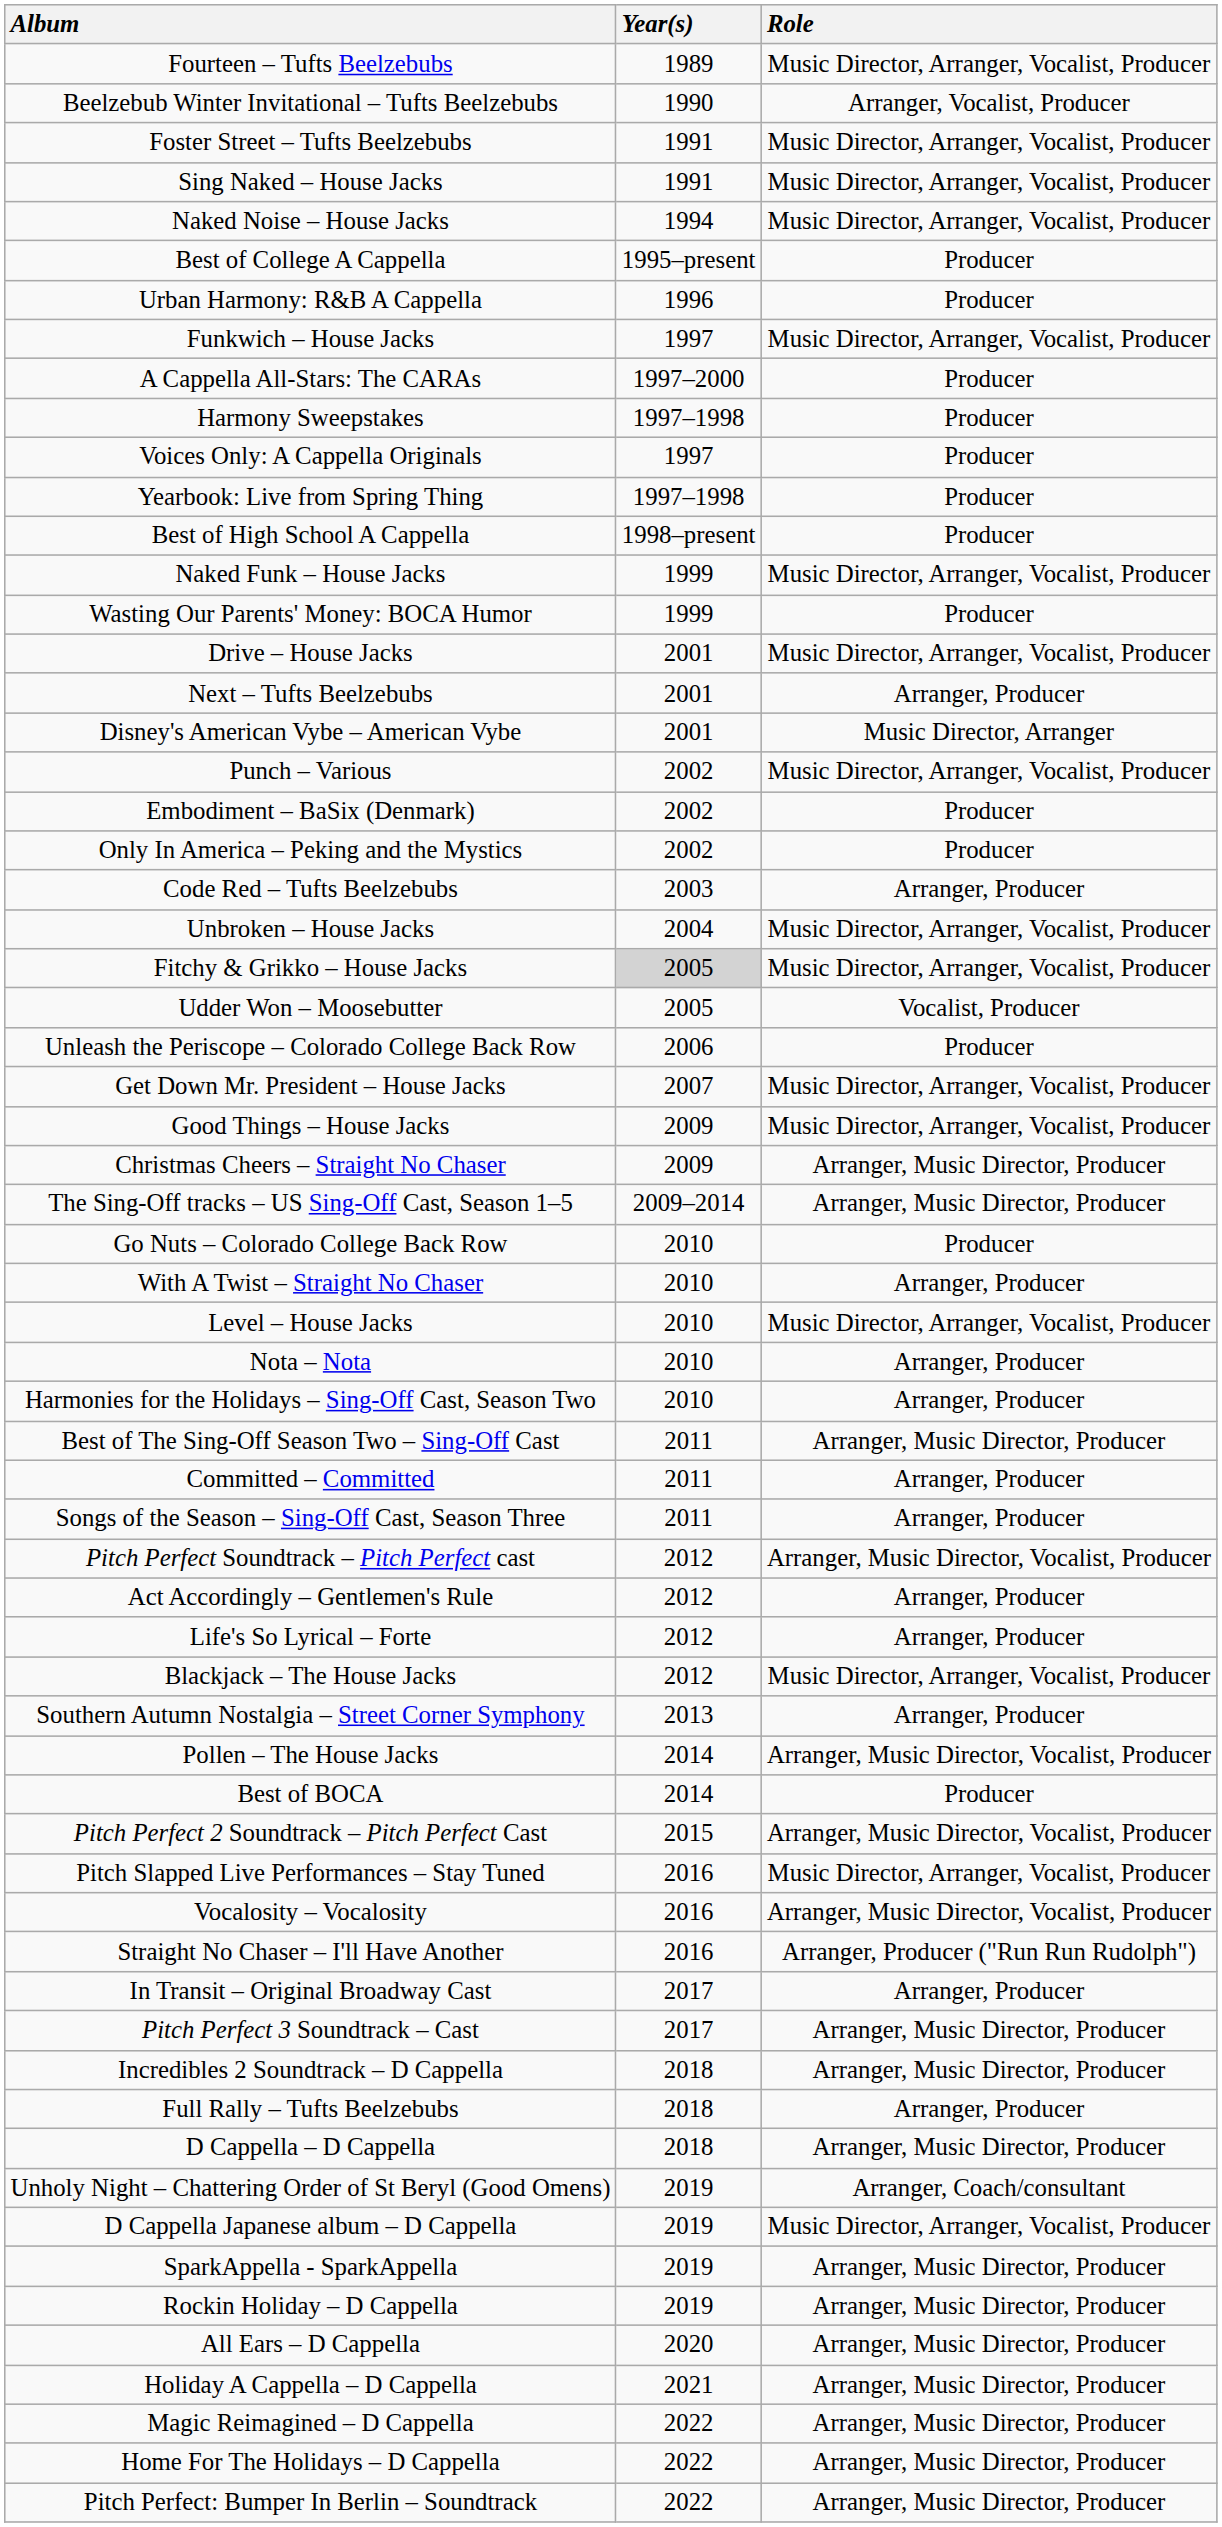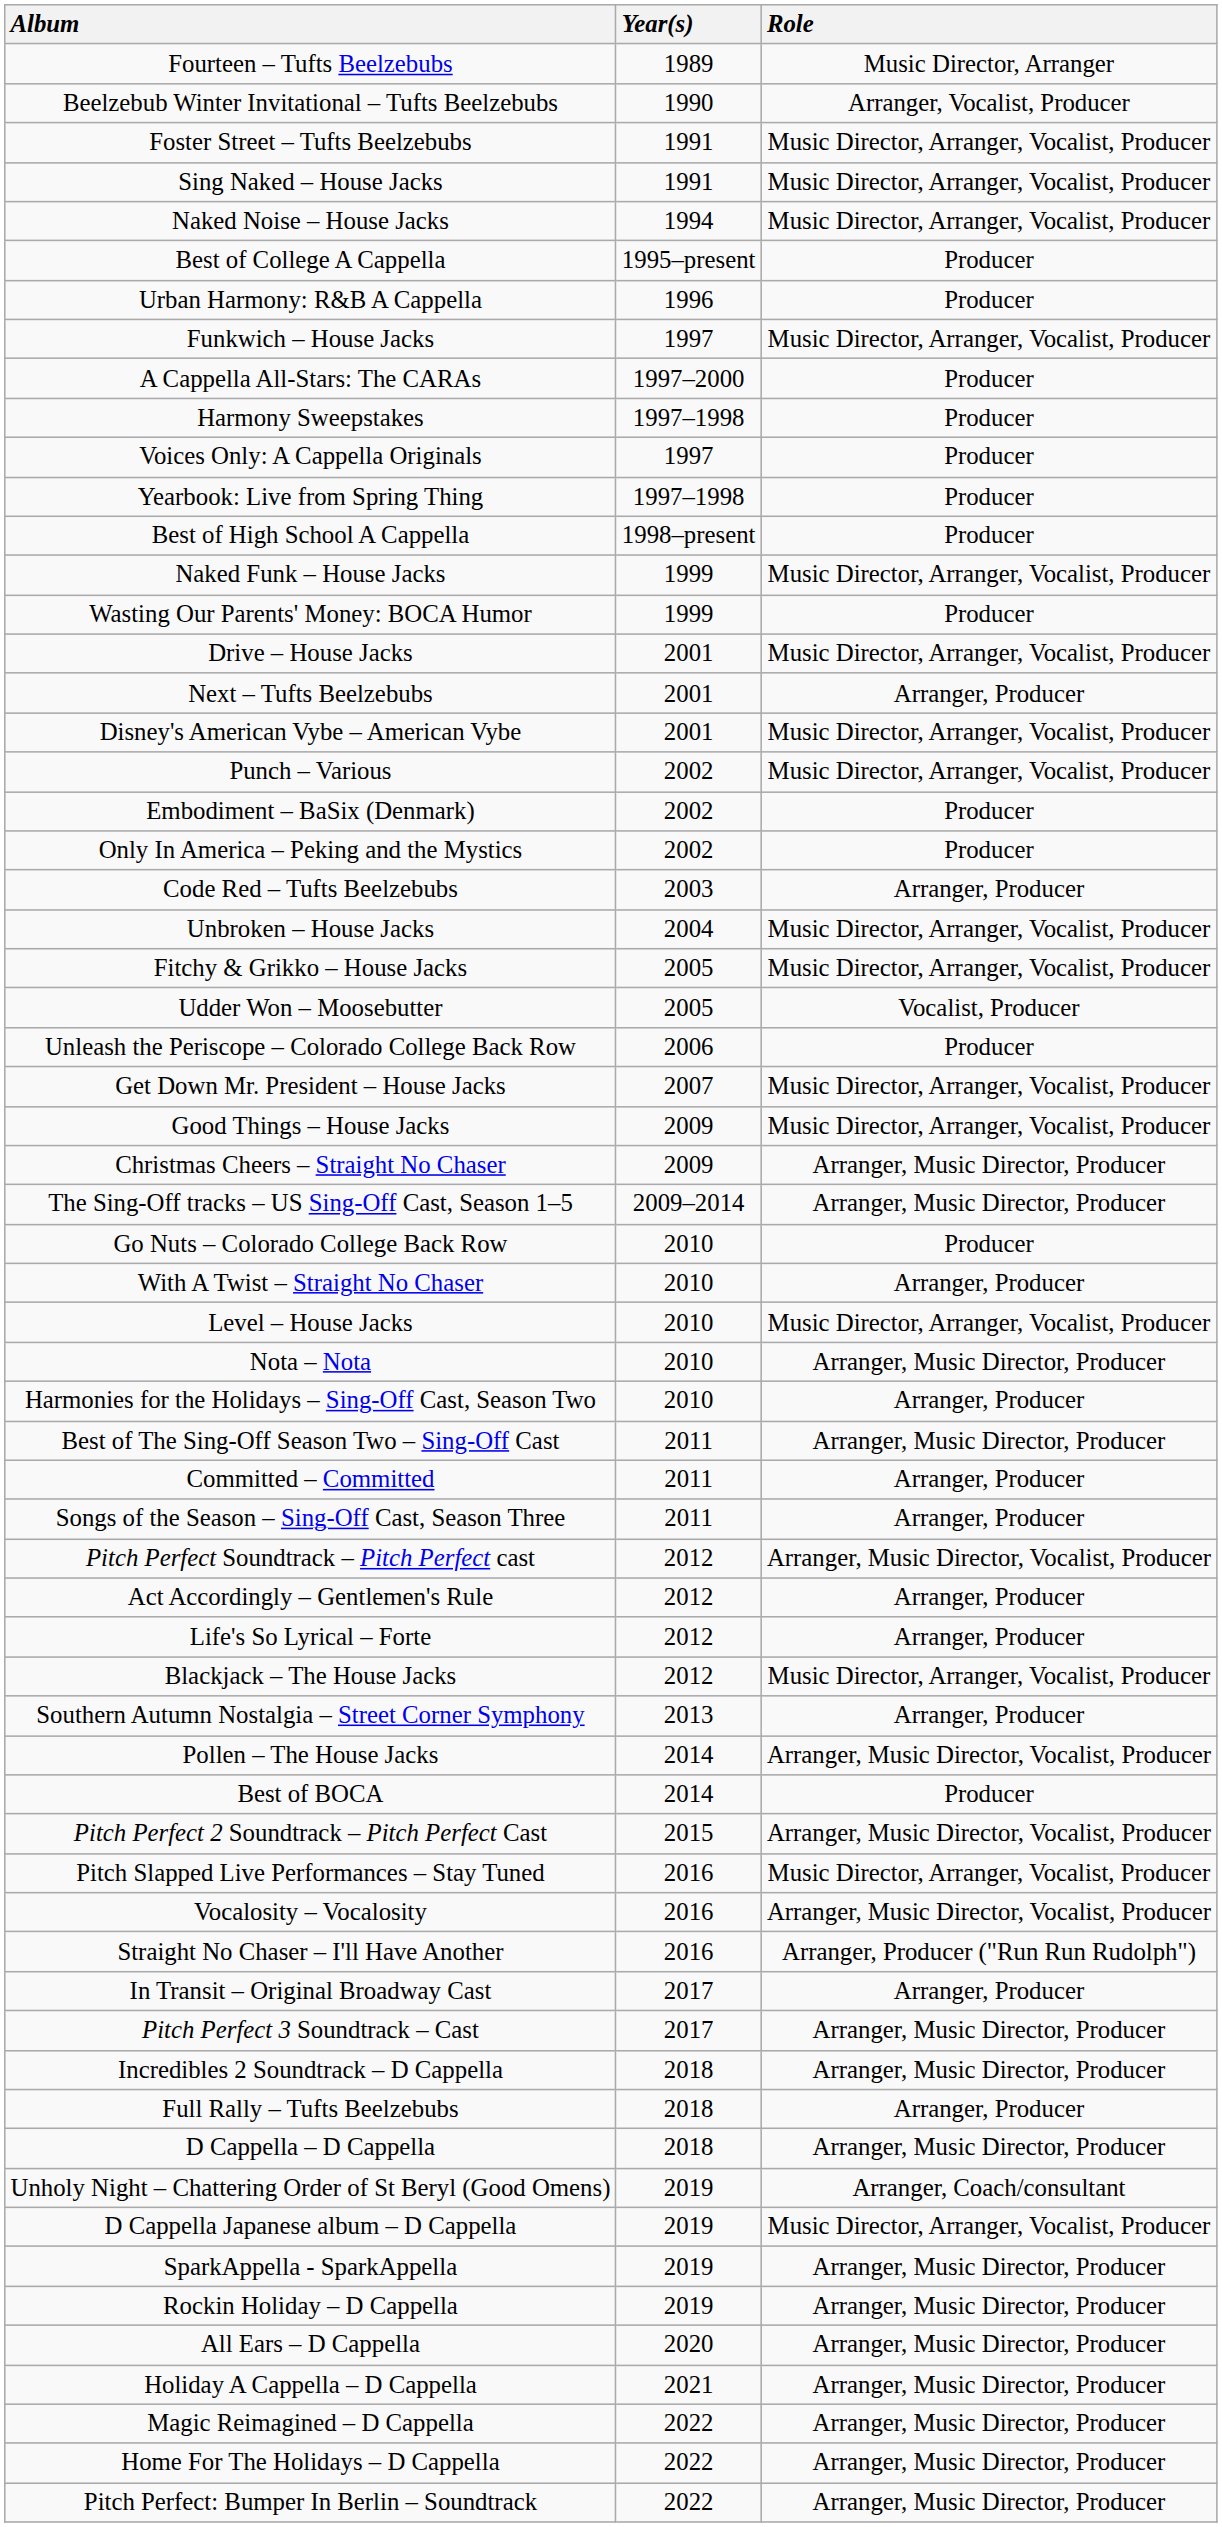(989, 63) Music Director, Arranger, Vocalist, Producer -> (989, 63) Music Director, Arranger
(989, 732) Music Director, Arranger -> (989, 732) Music Director, Arranger, Vocalist, Producer
(689, 968) lightgrey background -> (689, 968) no background
(989, 1361) Arranger, Producer -> (989, 1361) Arranger, Music Director, Producer
